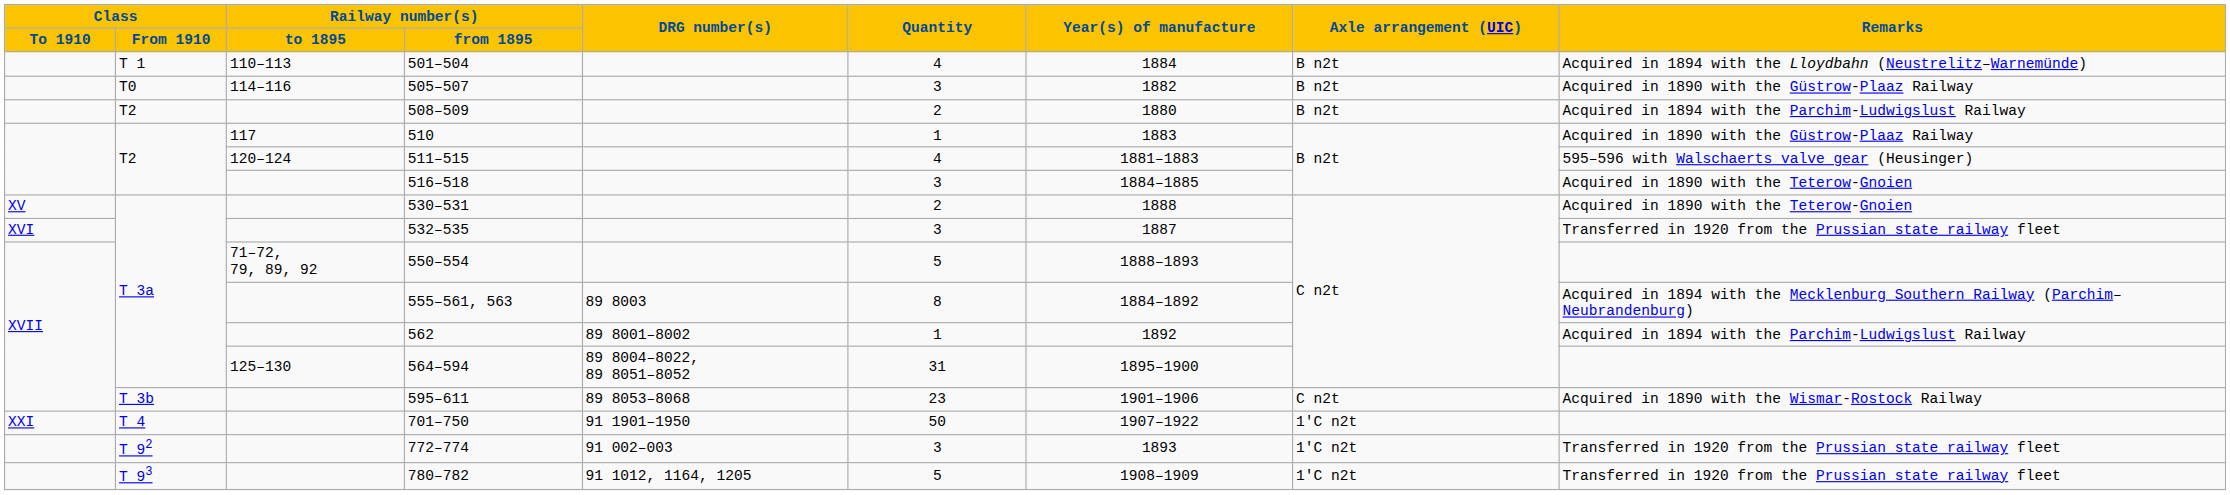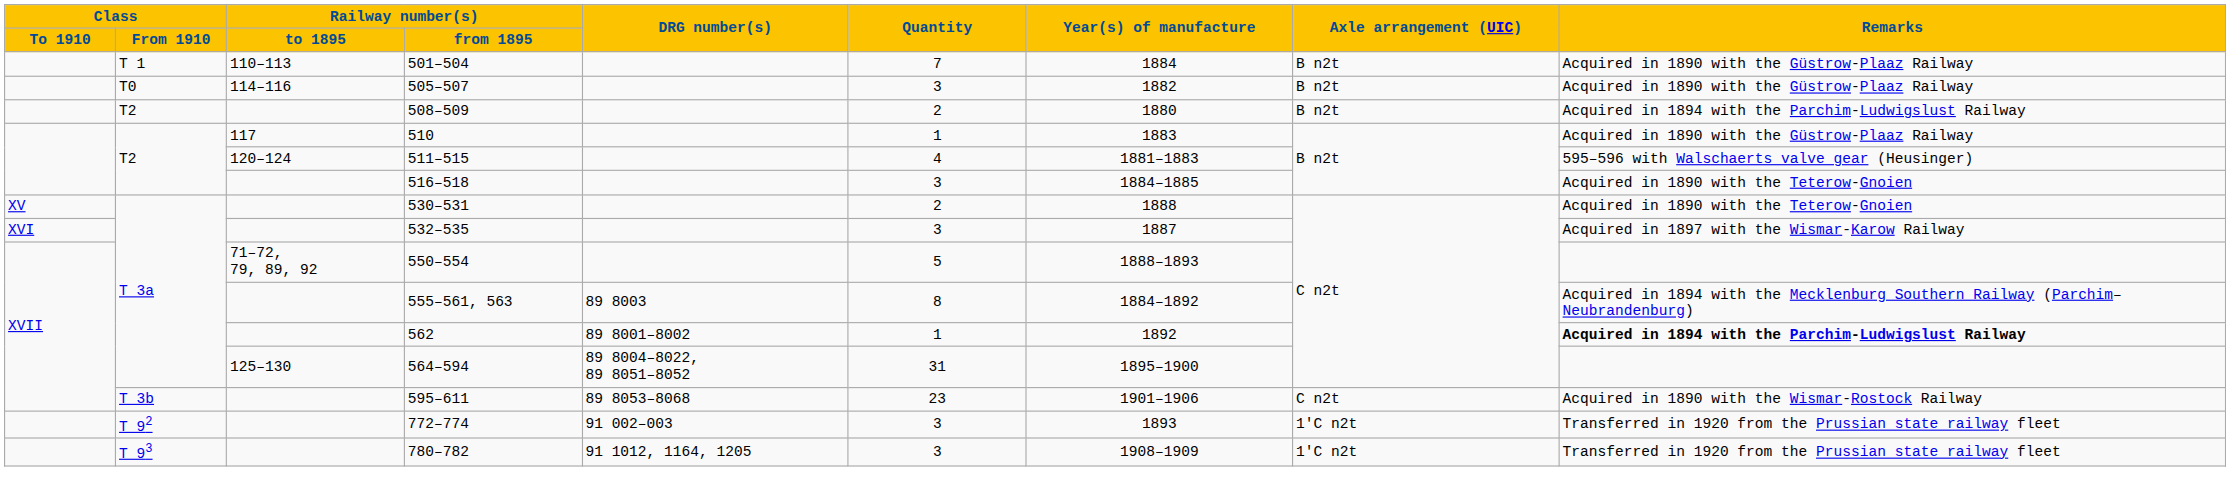(937, 64) 4 -> (937, 64) 7
(1825, 64) Acquired in 1894 with the Lloydbahn (Neustrelitz–Warnemünde) -> (1768, 64) Acquired in 1890 with the Güstrow-Plaaz Railway
(1812, 230) Transferred in 1920 from the Prussian state railway fleet -> (1764, 230) Acquired in 1897 with the Wismar-Karow Railway
(1794, 335) normal -> (1794, 335) bold
- row: (438, 423)
(937, 476) 5 -> (937, 452) 3
